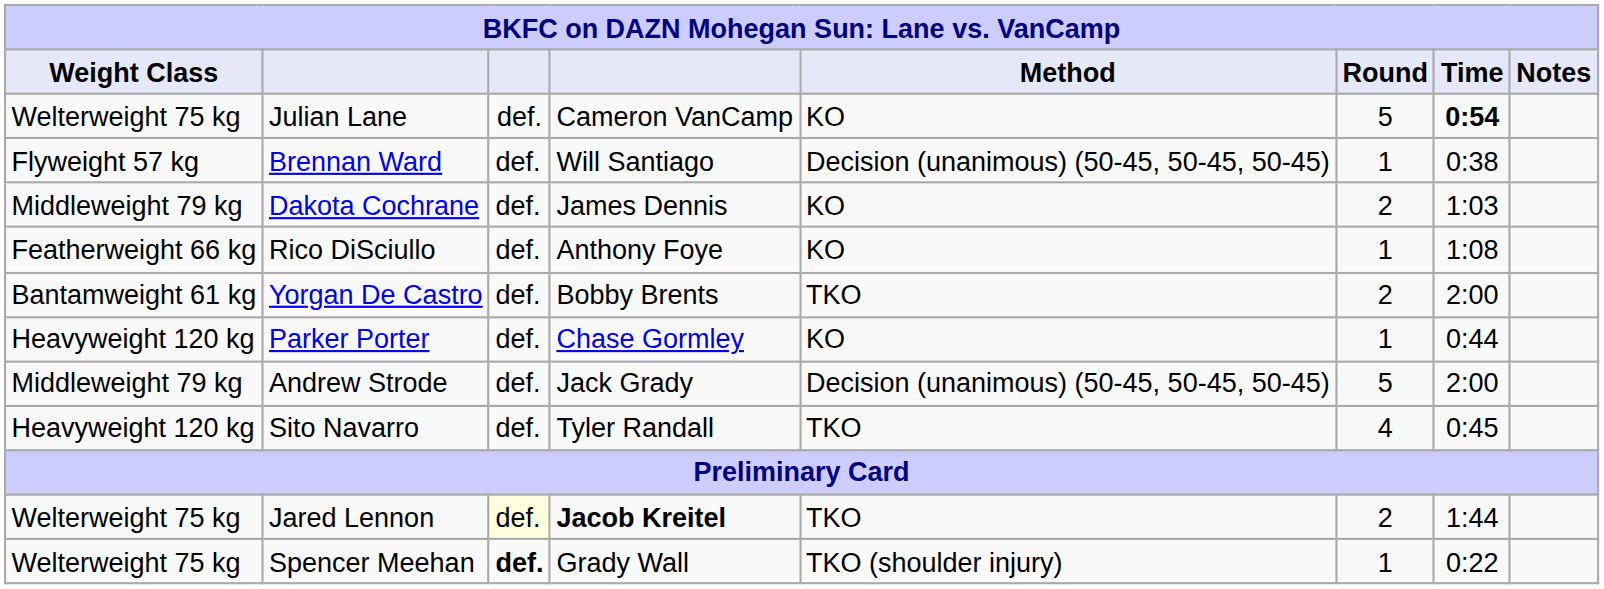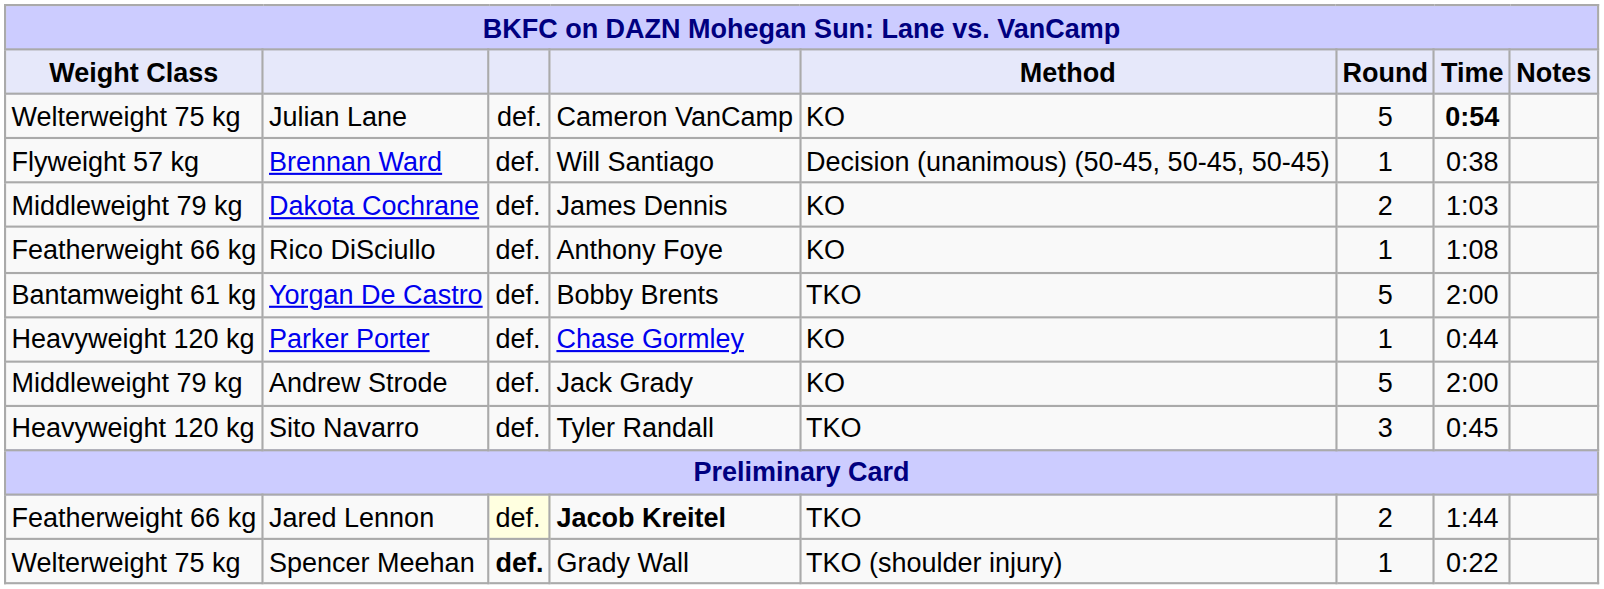(1385, 294) 2 -> (1385, 294) 5
(1068, 383) Decision (unanimous) (50-45, 50-45, 50-45) -> (825, 383) KO
(1385, 428) 4 -> (1385, 428) 3
(126, 517) Welterweight 75 kg -> (134, 517) Featherweight 66 kg
